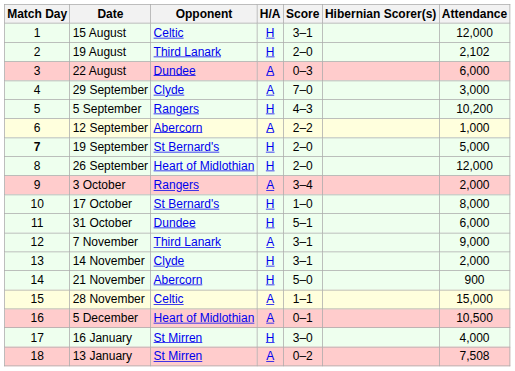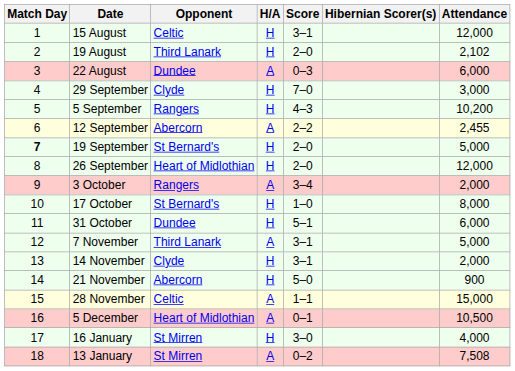(270, 90) A -> (270, 90) H
(475, 128) 1,000 -> (475, 128) 2,455
(475, 242) 9,000 -> (475, 242) 5,000
